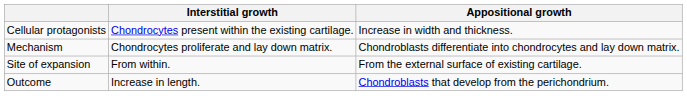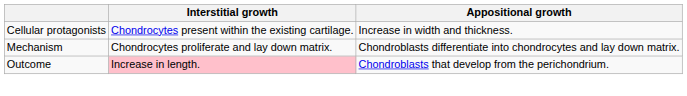- row: (49, 64)
(156, 82) no background -> (156, 64) pink background
